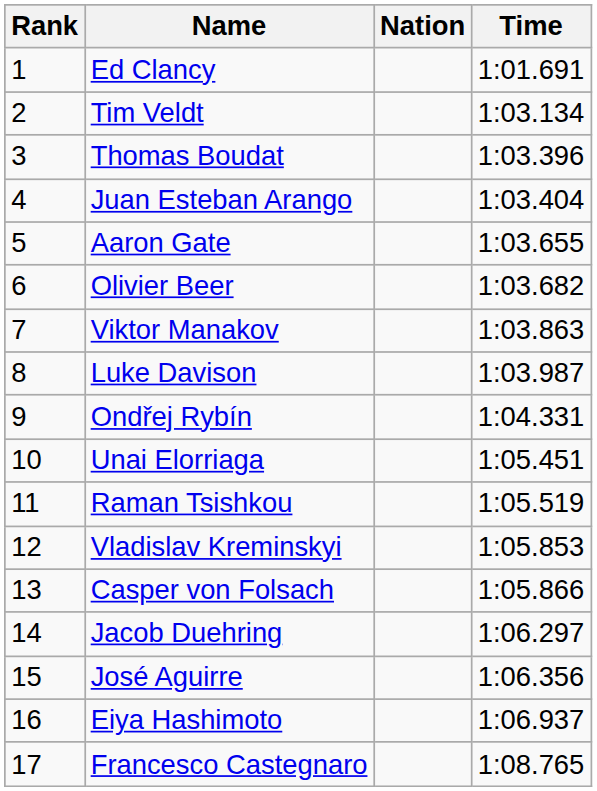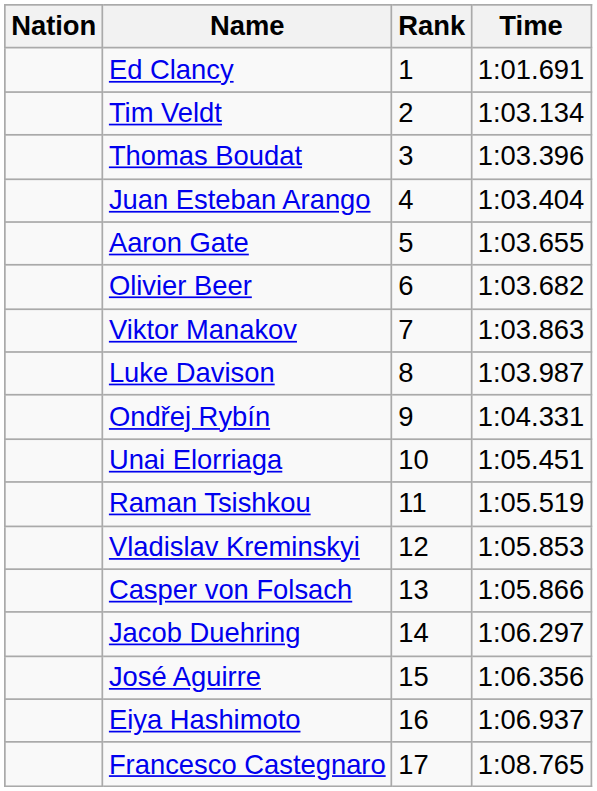columns swapped: (45, 26) <-> (423, 26)
